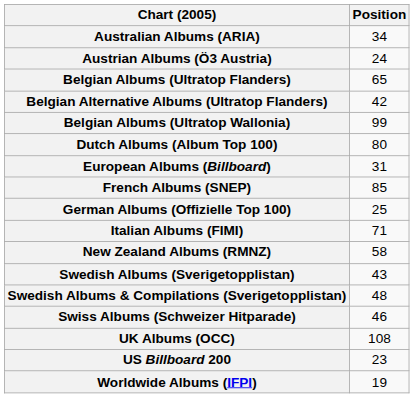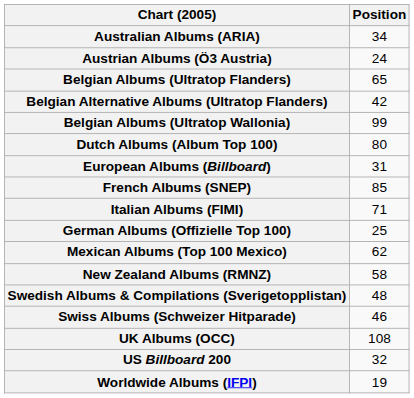rows swapped: (177, 209) <-> (177, 230)
+ row: (177, 252)
- row: (177, 274)
(379, 360) 23 -> (379, 360) 32
